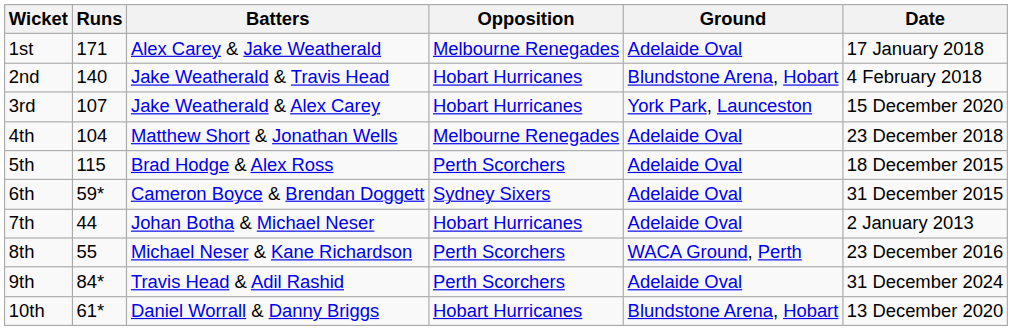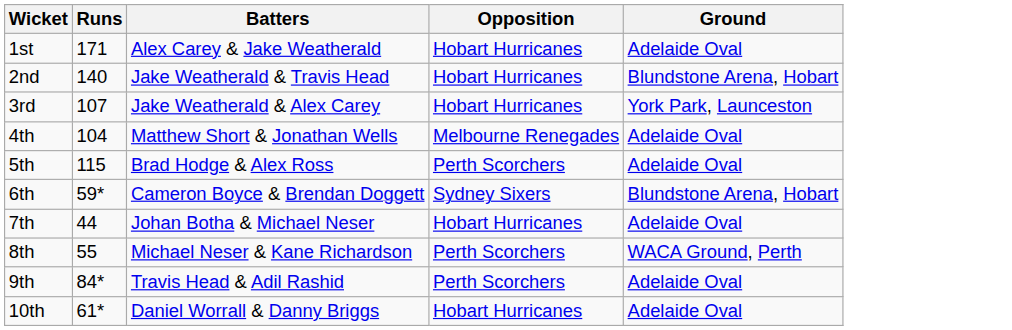- column: (925, 19)
(526, 48) Melbourne Renegades -> (508, 48) Hobart Hurricanes
(685, 194) Adelaide Oval -> (733, 194) Blundstone Arena, Hobart
(733, 310) Blundstone Arena, Hobart -> (685, 310) Adelaide Oval
